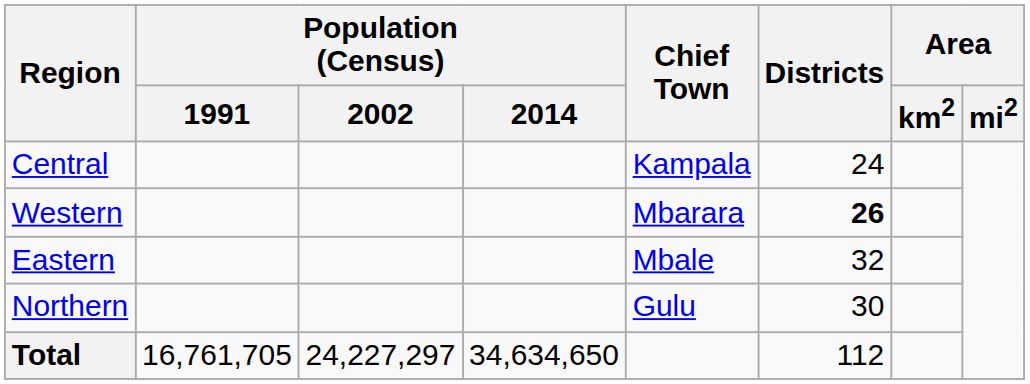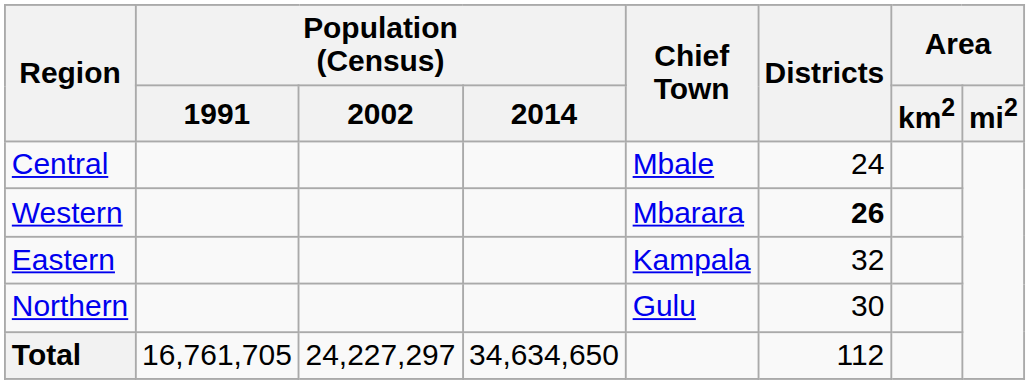(692, 164) Kampala -> (673, 164) Mbale
(673, 259) Mbale -> (692, 259) Kampala
